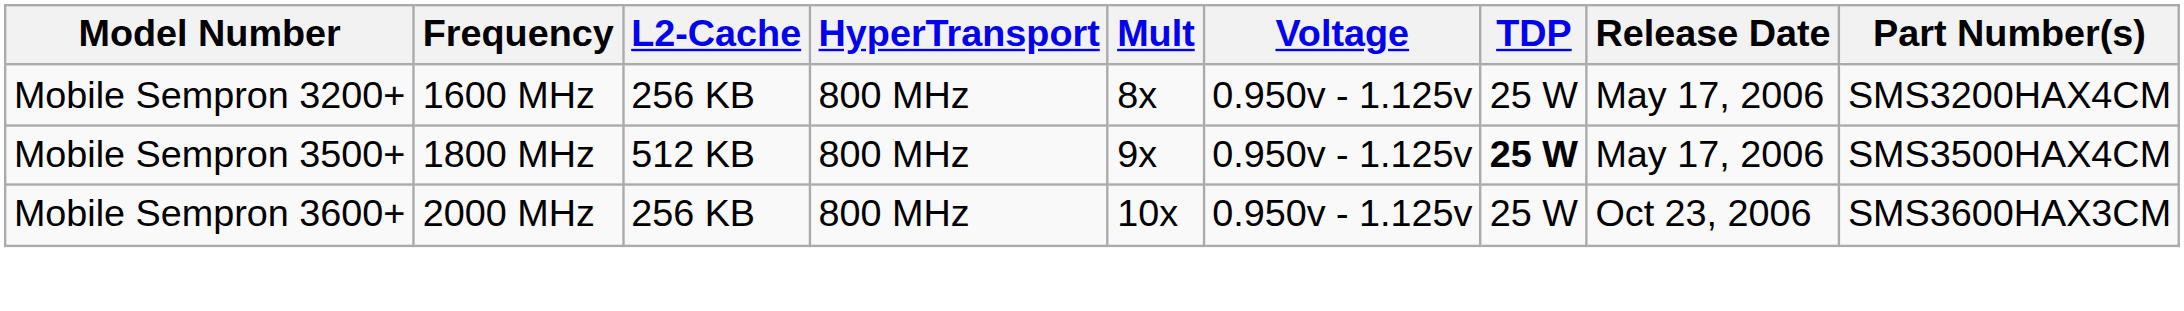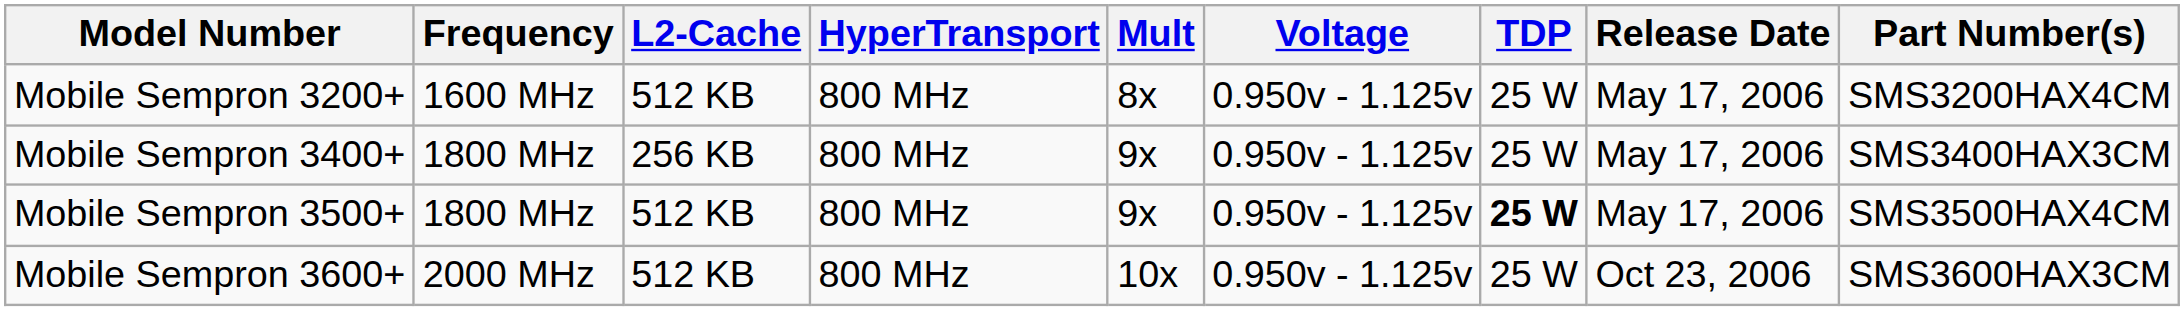(693, 94) 256 KB -> (693, 94) 512 KB
+ row: (210, 154)
(693, 214) 256 KB -> (693, 273) 512 KB
